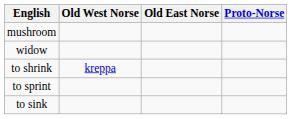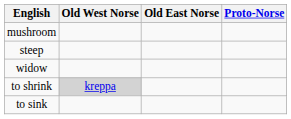+ row: (32, 50)
(100, 68) no background -> (100, 86) lightgrey background
- row: (32, 86)
